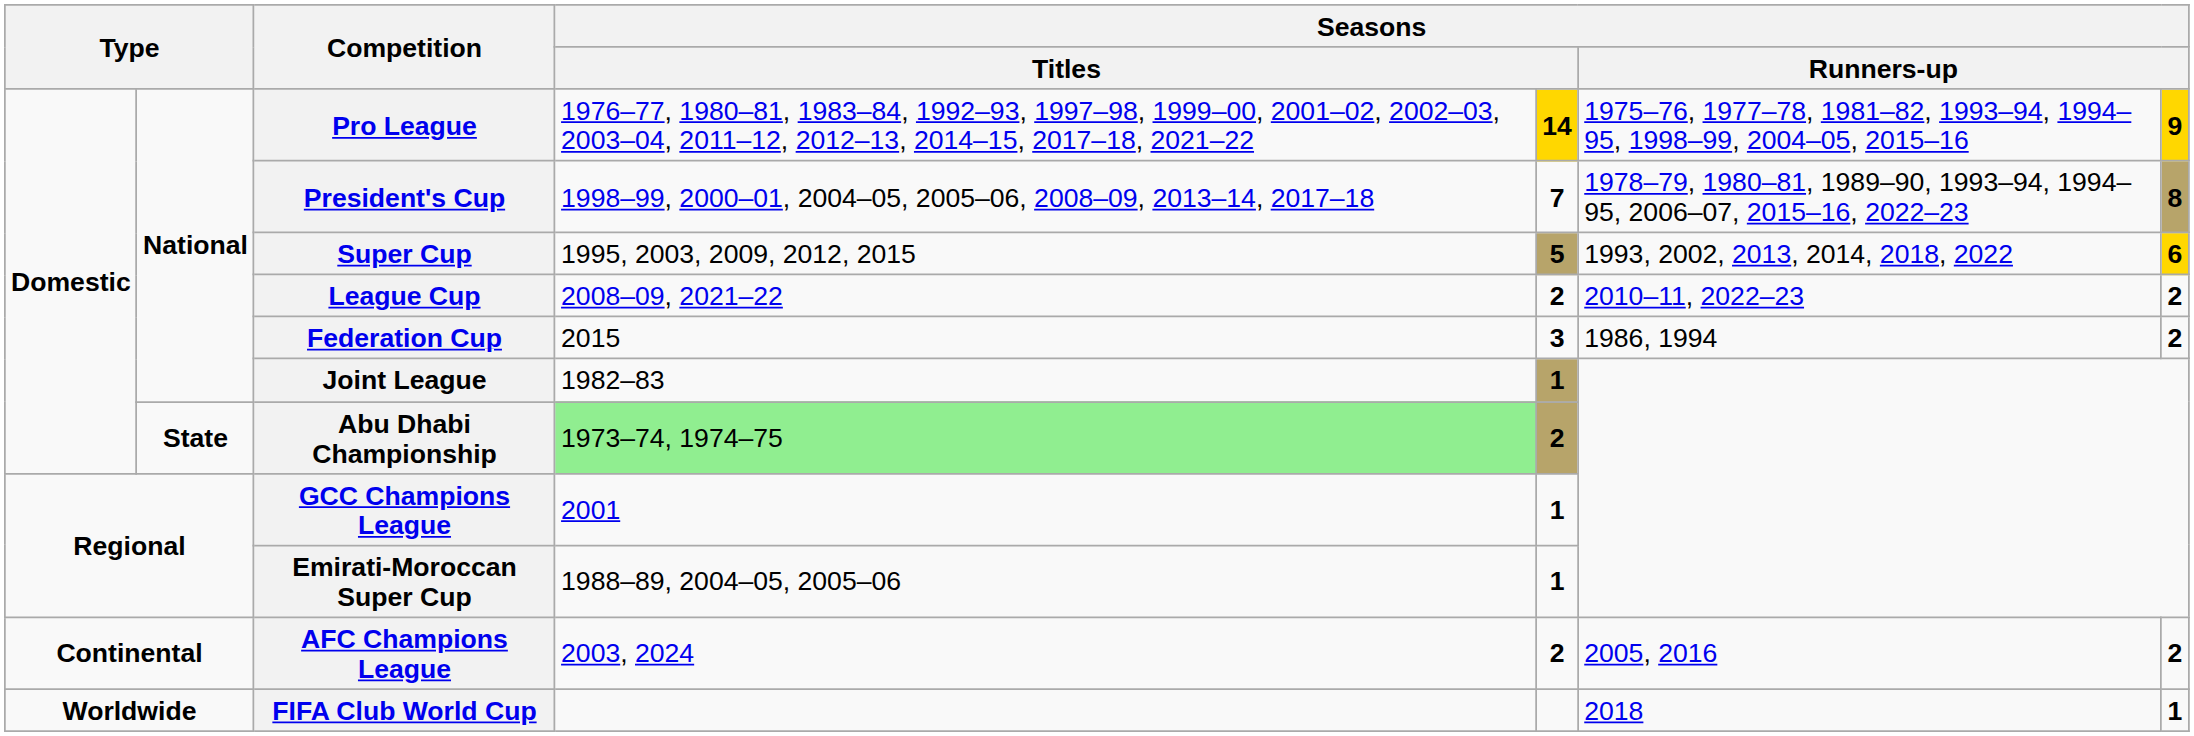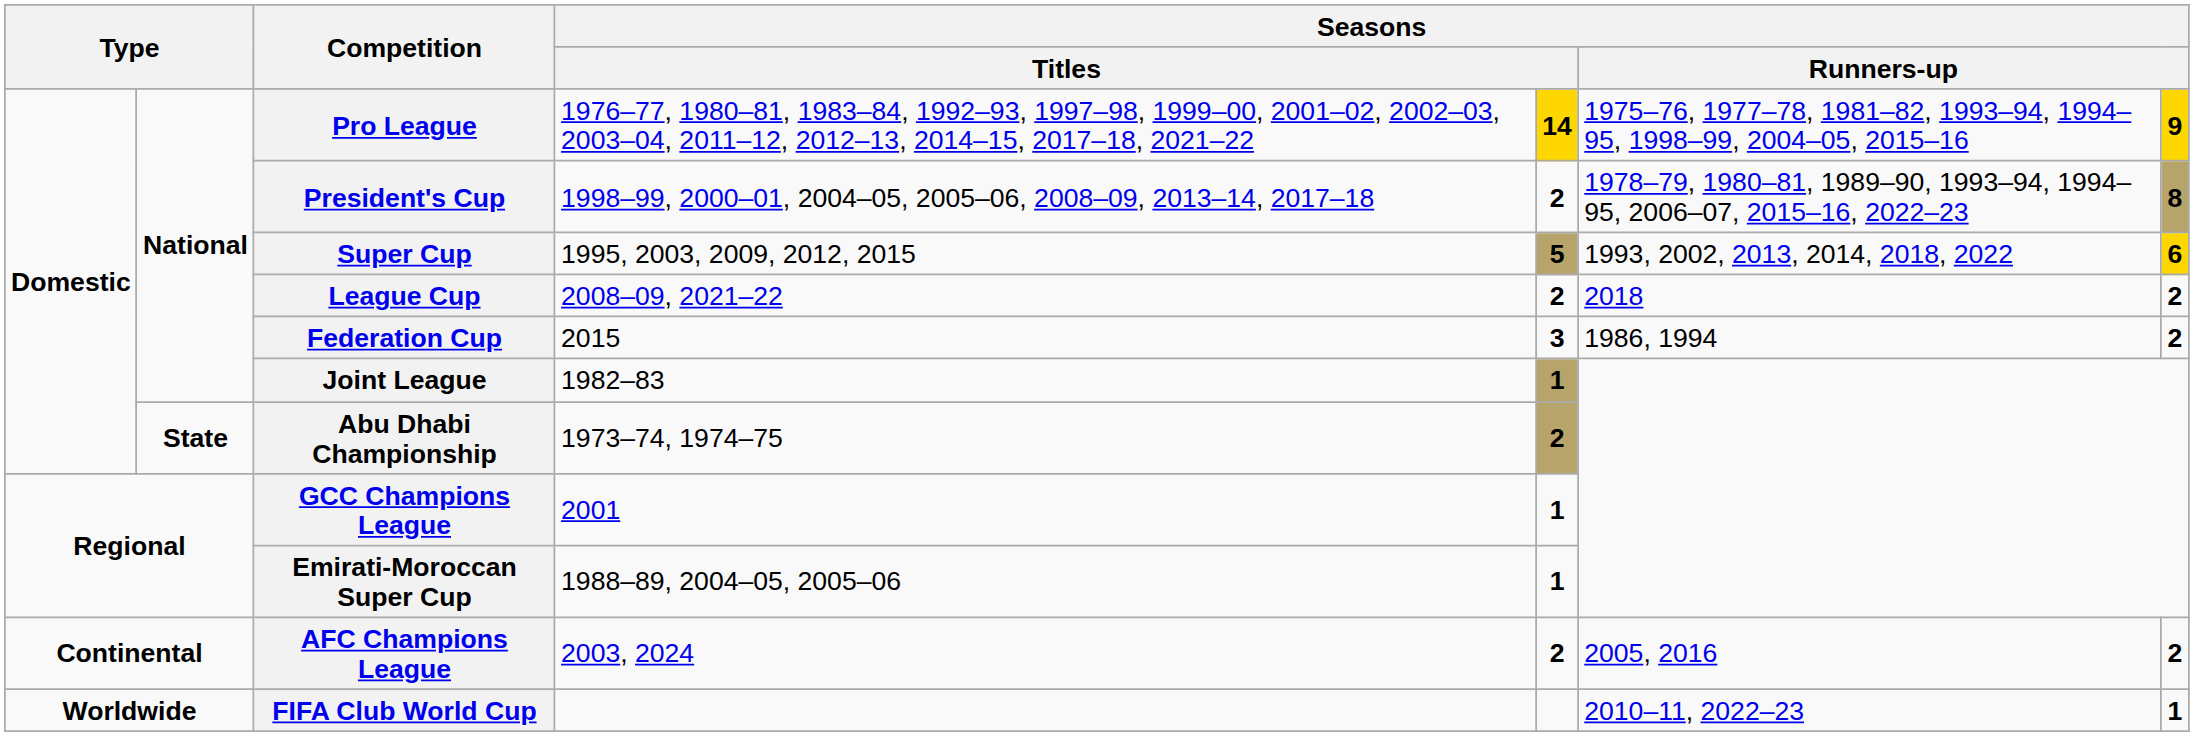(1557, 197) 7 -> (1557, 197) 2
(1694, 296) 2010–11, 2022–23 -> (1614, 296) 2018
(672, 437) lightgreen background -> (672, 437) no background
(1614, 710) 2018 -> (1694, 710) 2010–11, 2022–23
